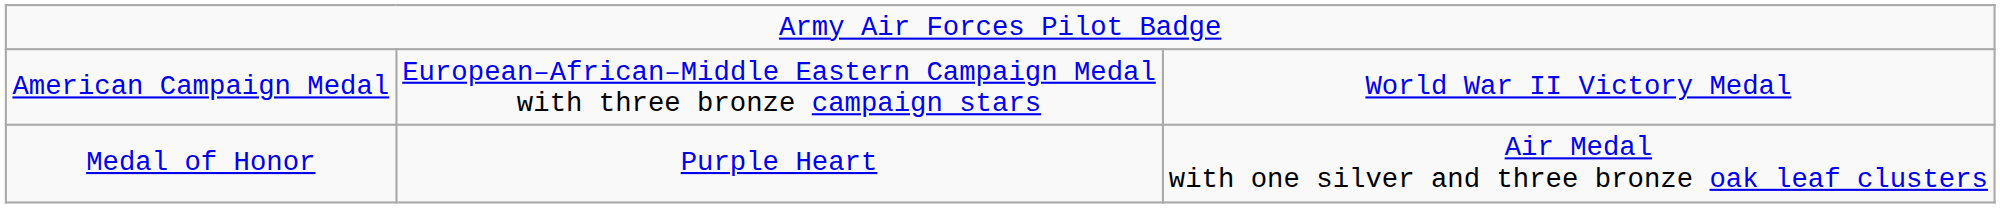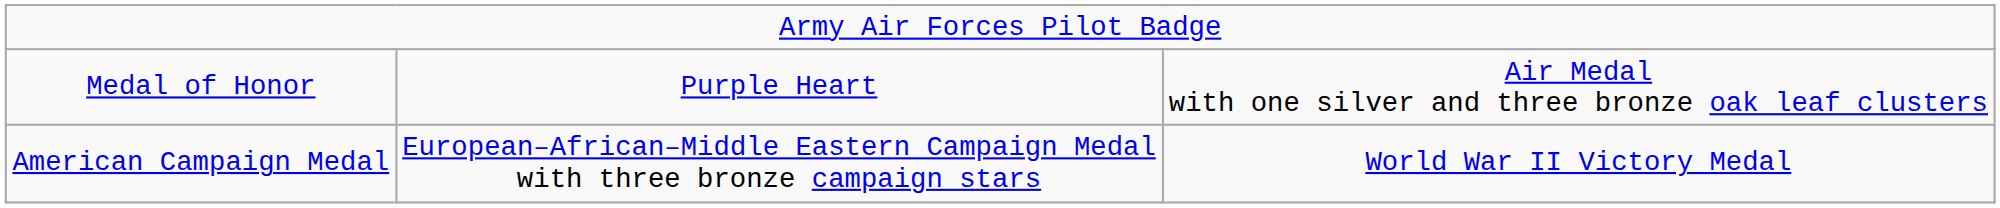rows swapped: (201, 164) <-> (201, 88)
